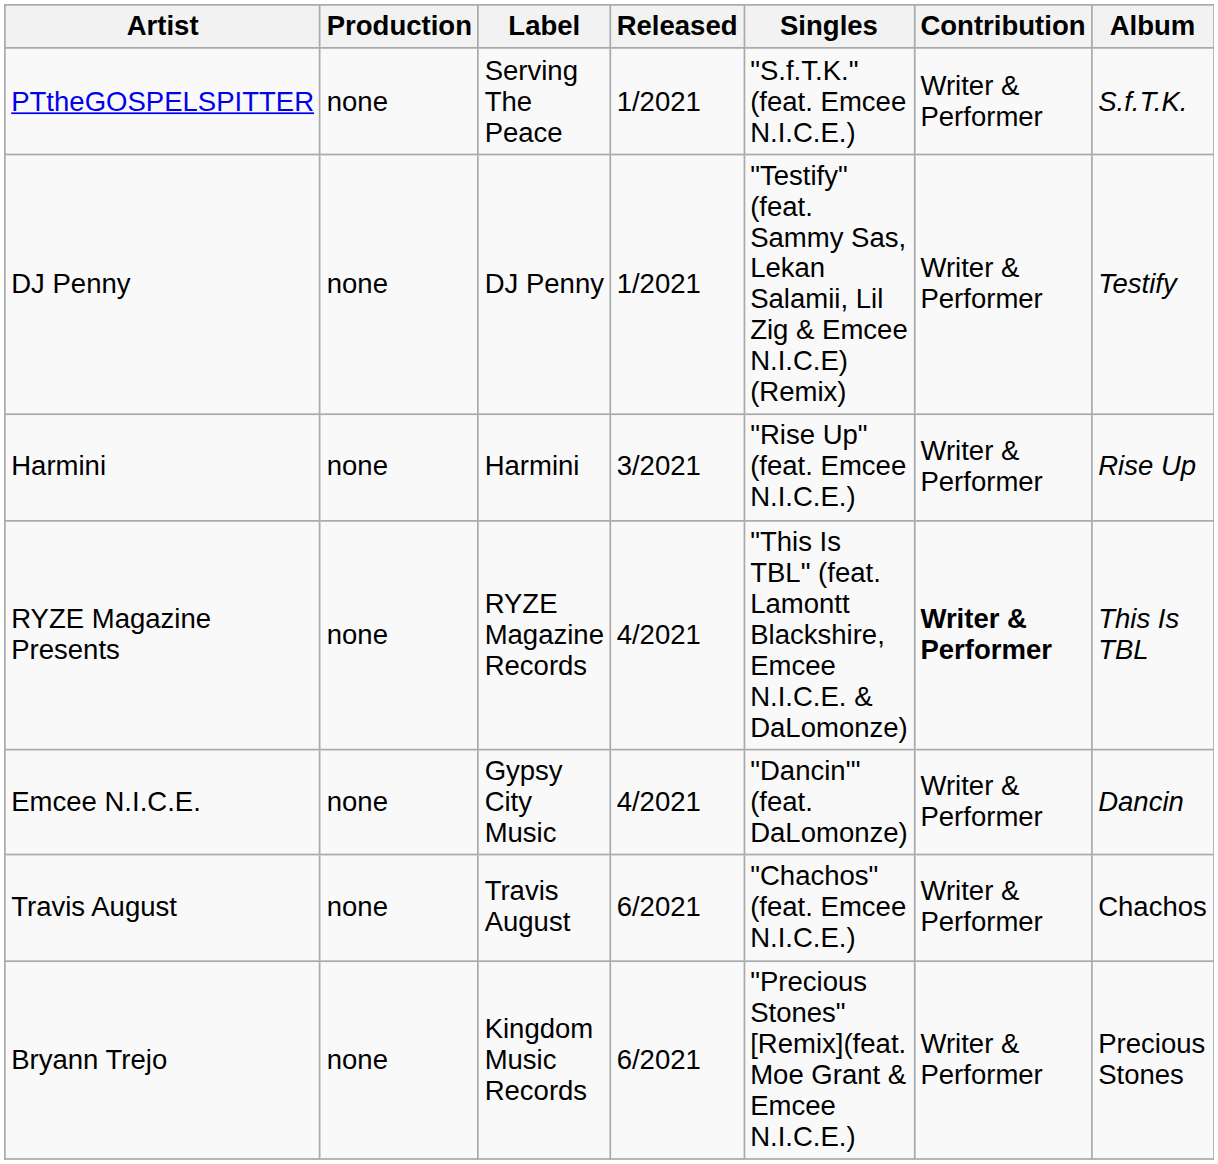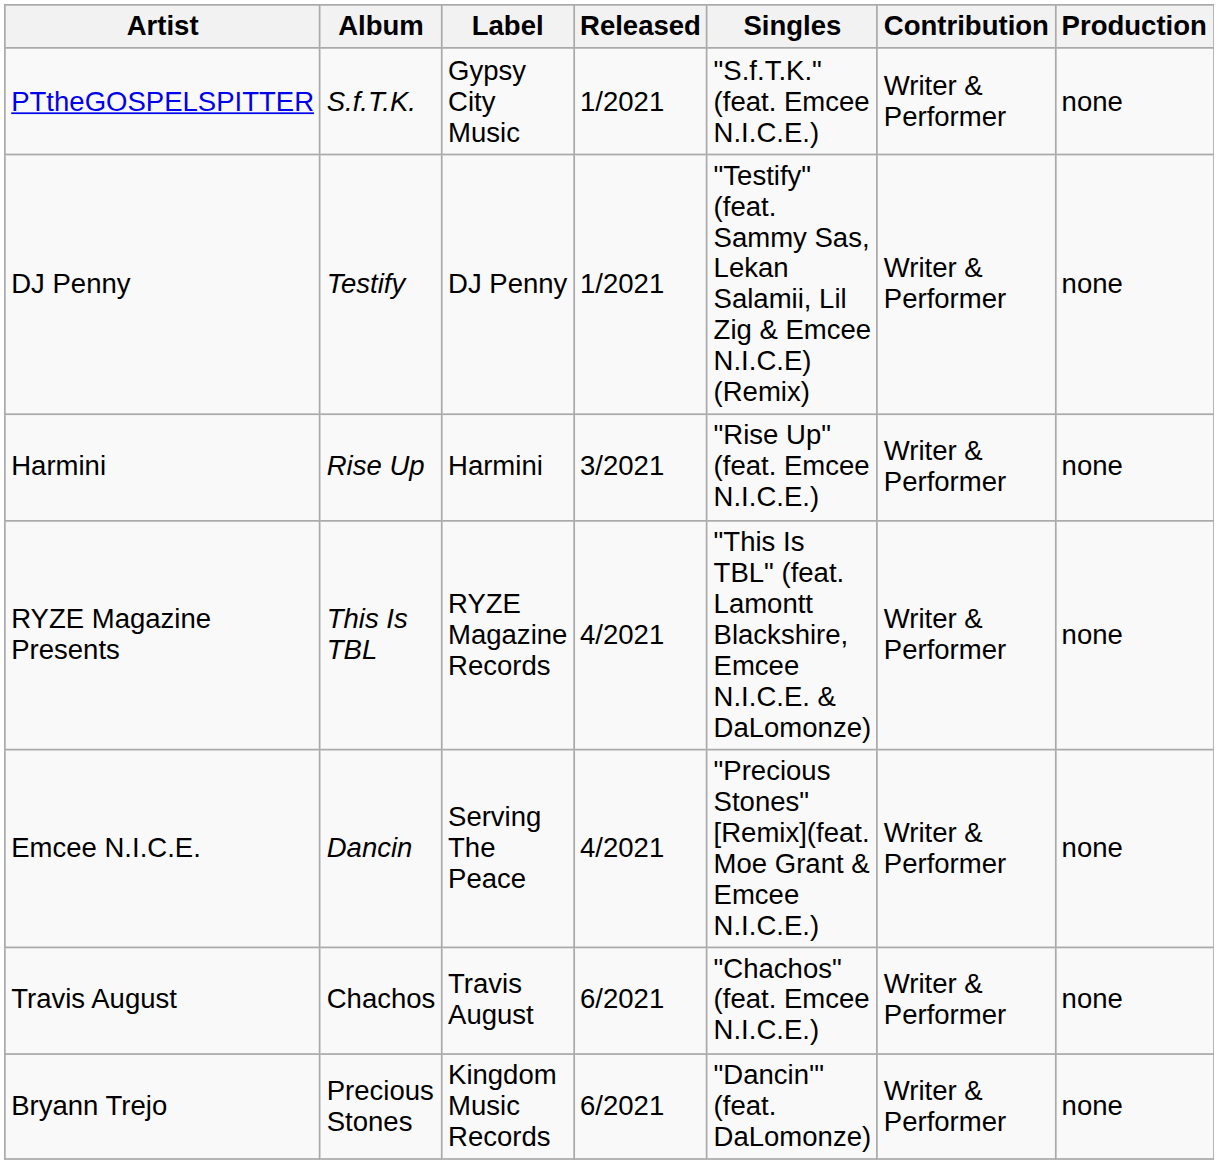columns swapped: (1153, 26) <-> (399, 26)
(531, 100) Serving The Peace -> (487, 100) Gypsy City Music
(986, 634) bold -> (945, 634) normal
(524, 801) Gypsy City Music -> (495, 848) Serving The Peace
(829, 801) "Dancin'" (feat. DaLomonze) -> (792, 848) "Precious Stones"[Remix](feat. Moe Grant & Emcee N.I.C.E.)
(828, 1059) "Precious Stones"[Remix](feat. Moe Grant & Emcee N.I.C.E.) -> (792, 1105) "Dancin'" (feat. DaLomonze)
